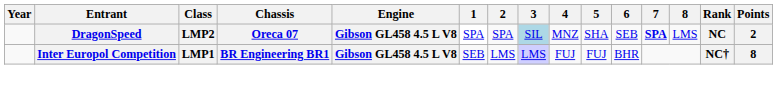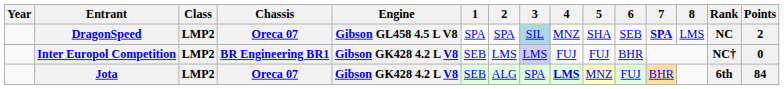(198, 54) LMP1 -> (198, 54) LMP2
(396, 54) Gibson GL458 4.5 L V8 -> (397, 54) Gibson GK428 4.2 L V8
(753, 54) 8 -> (760, 54) 0
+ row: (107, 73)
